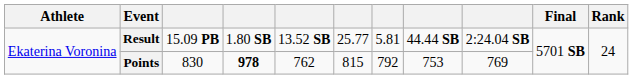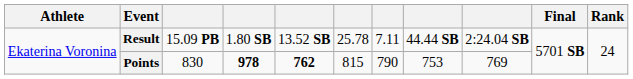(353, 39) 25.77 -> (353, 39) 25.78
(388, 39) 5.81 -> (388, 39) 7.11
(304, 63) normal -> (304, 63) bold
(388, 63) 792 -> (388, 63) 790
